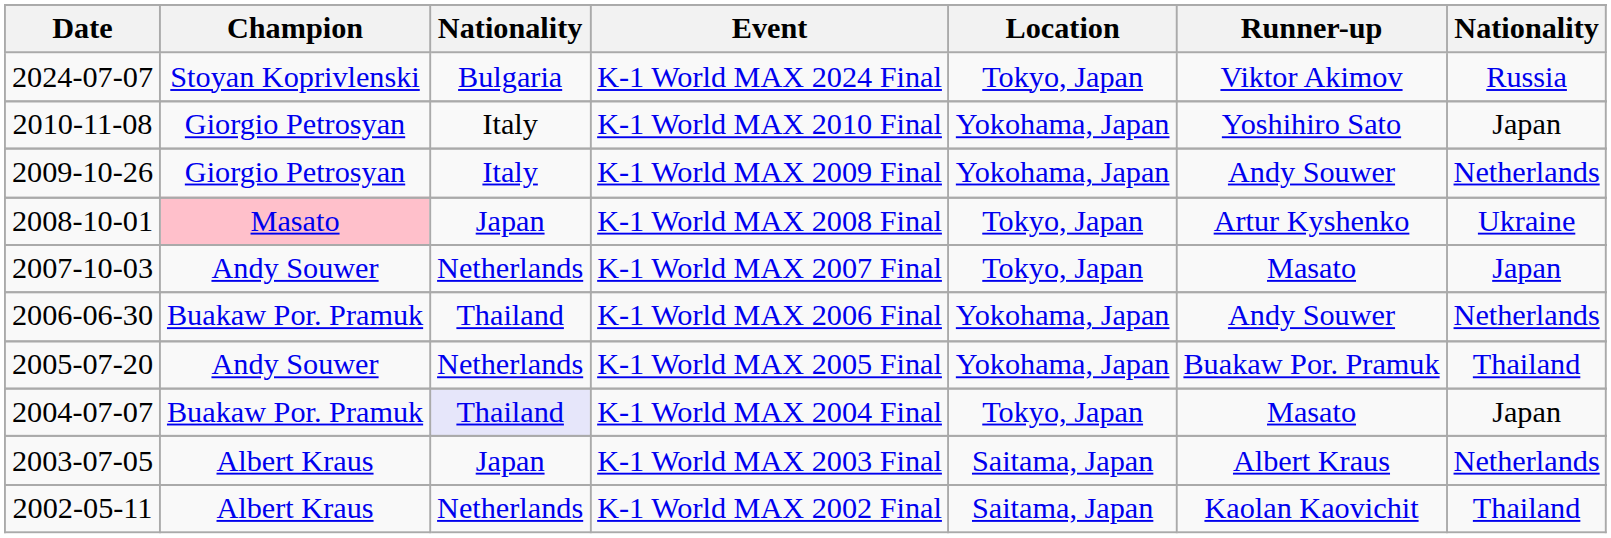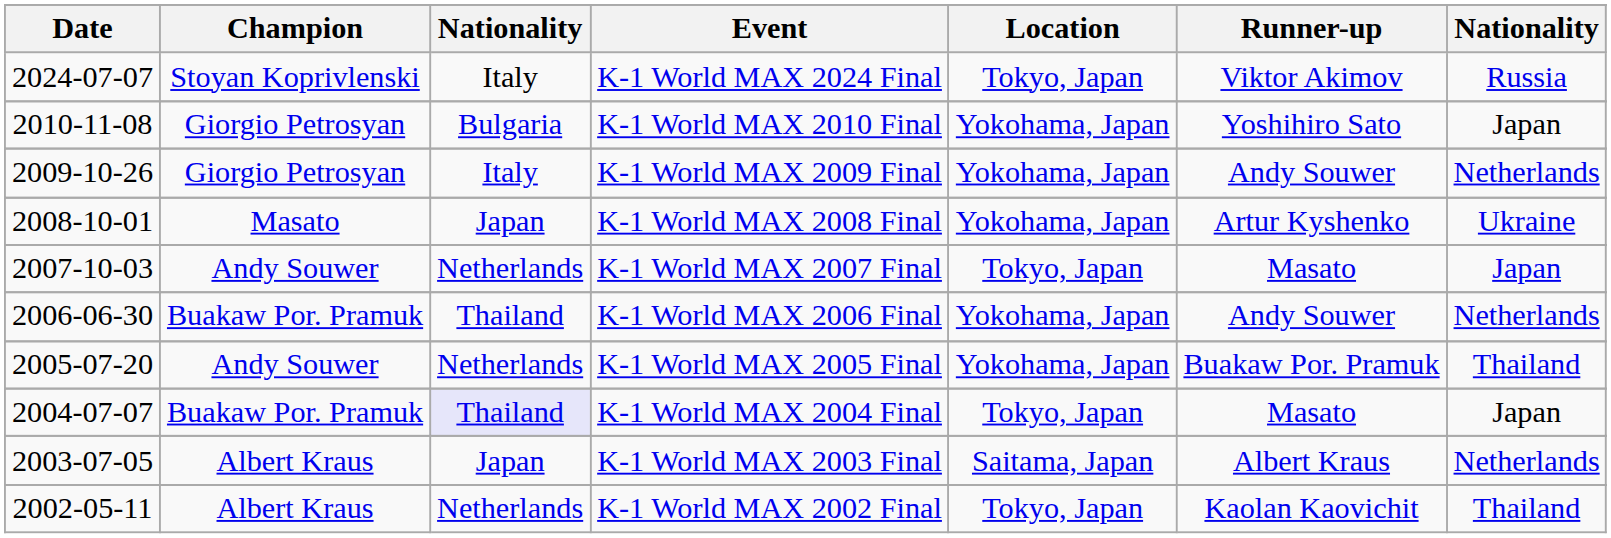(510, 76) Bulgaria -> (510, 76) Italy
(510, 124) Italy -> (510, 124) Bulgaria
(295, 220) pink background -> (295, 220) no background
(1063, 220) Tokyo, Japan -> (1063, 220) Yokohama, Japan
(1063, 508) Saitama, Japan -> (1063, 508) Tokyo, Japan
